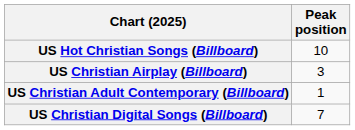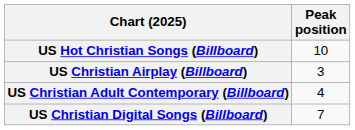(321, 93) 1 -> (321, 93) 4
